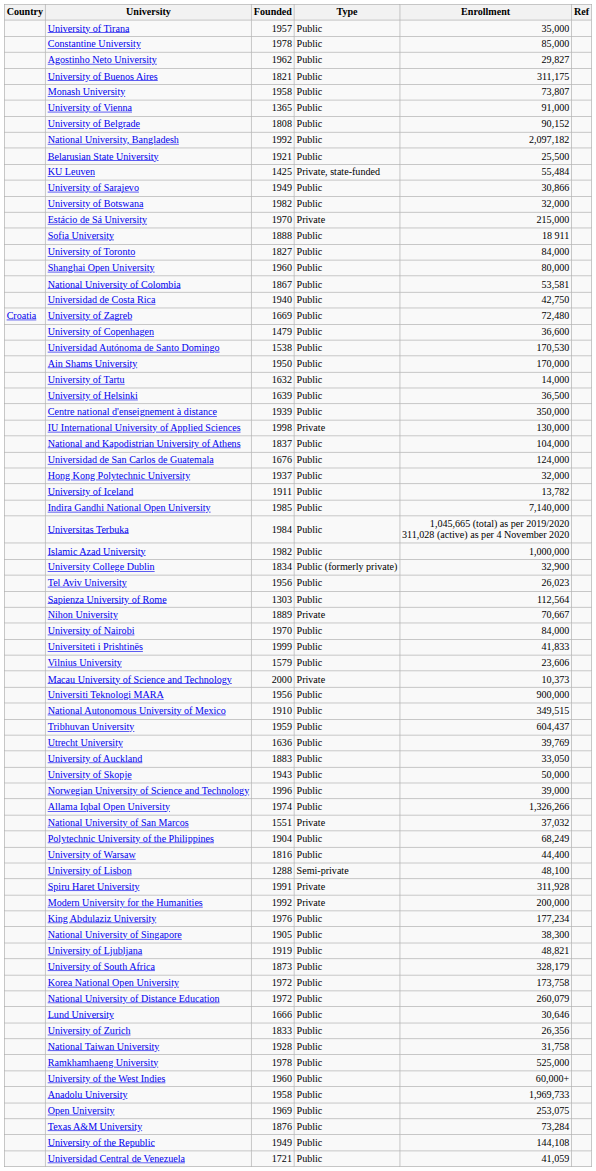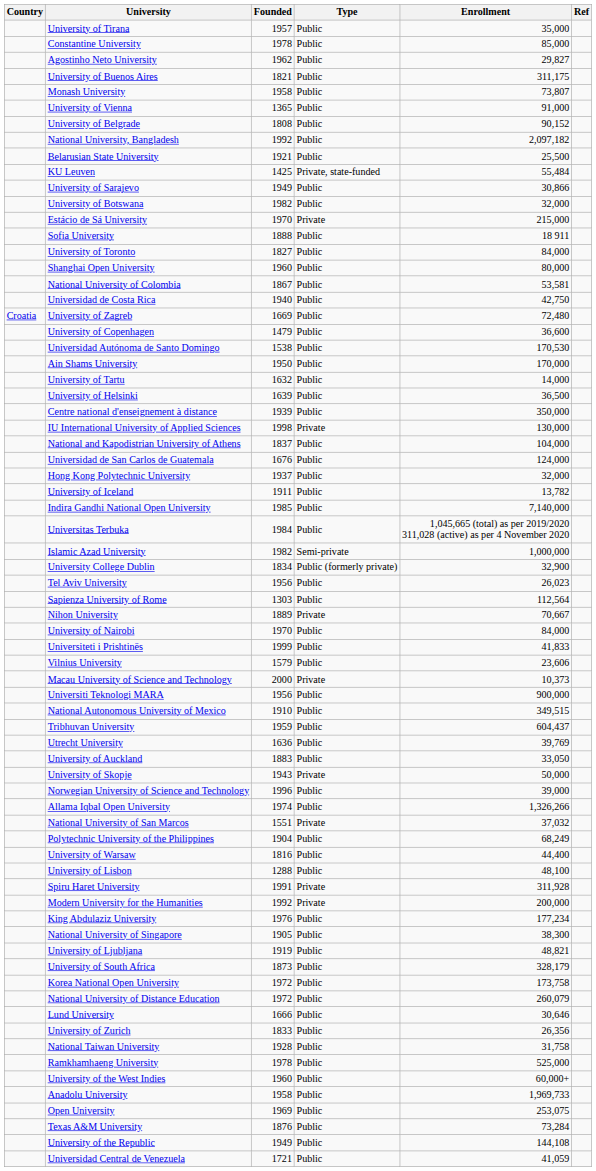(309, 551) Public -> (323, 551) Semi-private
(309, 775) Public -> (311, 775) Private
(323, 871) Semi-private -> (309, 871) Public
